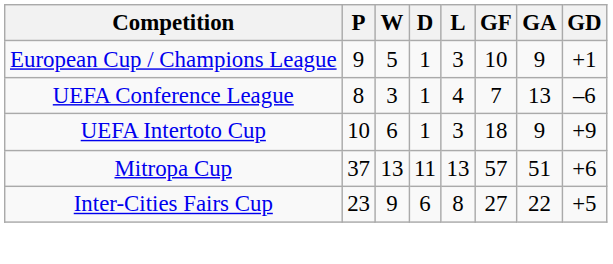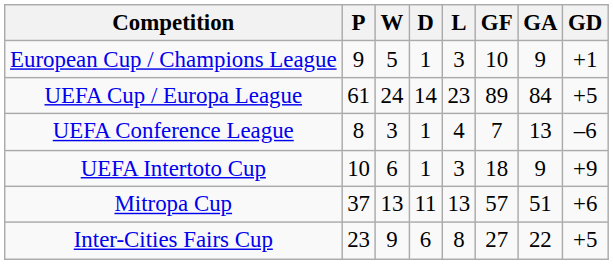+ row: (173, 95)
